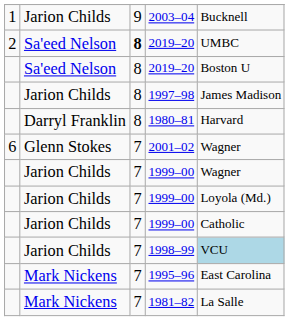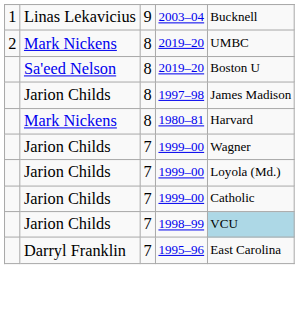(67, 17) Jarion Childs -> (80, 17) Linas Lekavicius
(70, 43) Sa'eed Nelson -> (70, 43) Mark Nickens
(138, 43) bold -> (148, 43) normal
(75, 120) Darryl Franklin -> (70, 120) Mark Nickens
- row: (12, 146)
(70, 276) Mark Nickens -> (75, 250) Darryl Franklin
- row: (12, 302)
